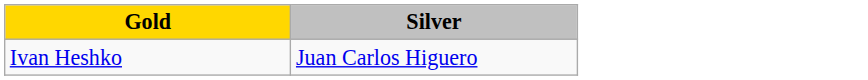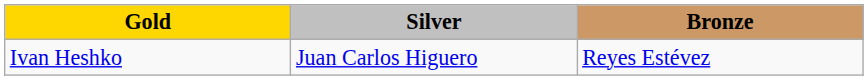+ column: (720, 22)
